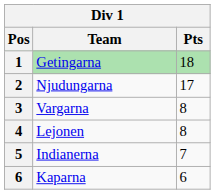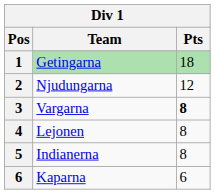(187, 85) 17 -> (187, 85) 12
(183, 108) normal -> (183, 108) bold
(183, 154) 7 -> (183, 154) 8
